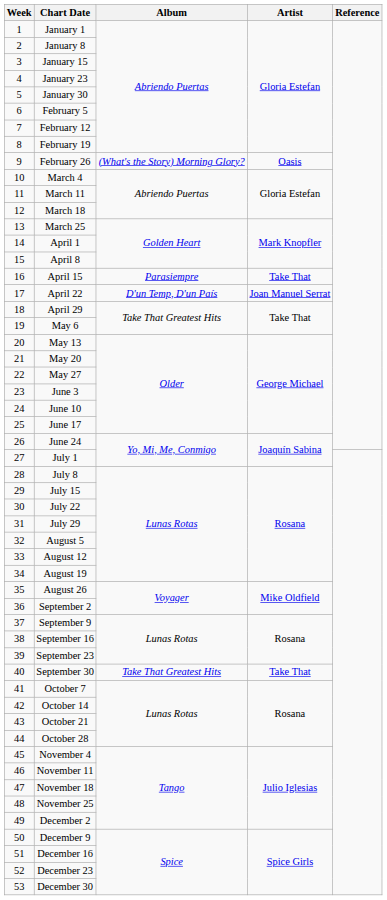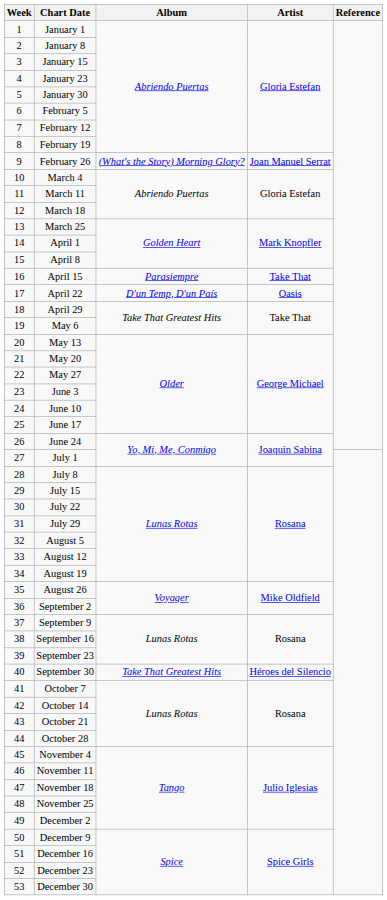(290, 161) Oasis -> (290, 161) Joan Manuel Serrat
(290, 293) Joan Manuel Serrat -> (290, 293) Oasis
(290, 672) Take That -> (290, 672) Héroes del Silencio
